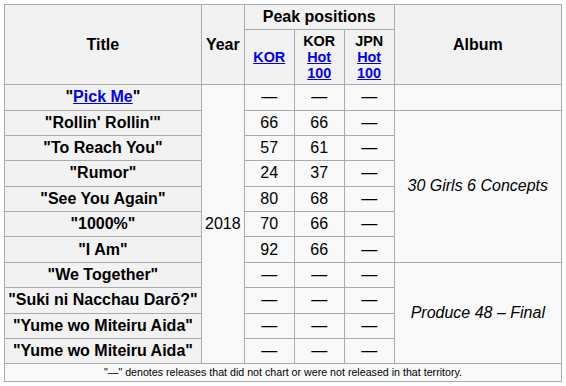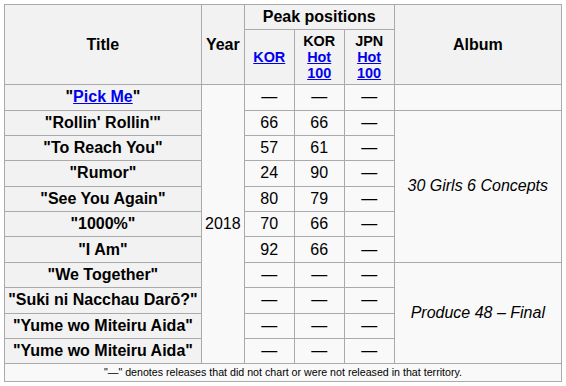(319, 173) 37 -> (319, 173) 90
(319, 198) 68 -> (319, 198) 79
